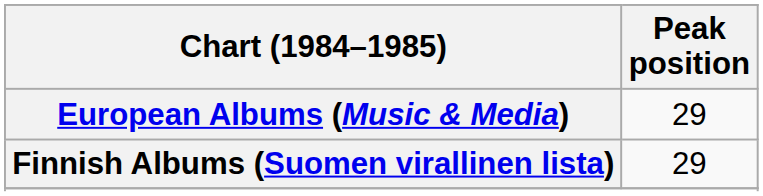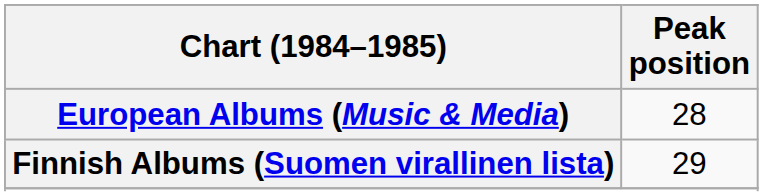(689, 113) 29 -> (689, 113) 28
